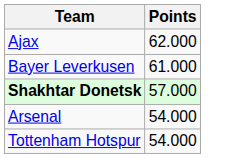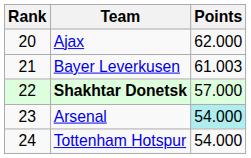+ column: (27, 16)
(173, 66) 61.000 -> (218, 66) 61.003
(173, 116) no background -> (218, 116) paleturquoise background
